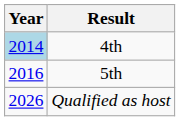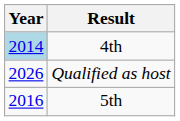rows swapped: (111, 73) <-> (111, 101)
